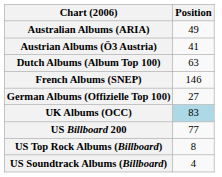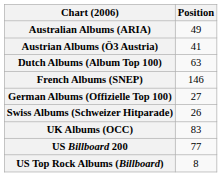+ row: (90, 113)
(194, 113) lightblue background -> (196, 130) no background
- row: (89, 163)
